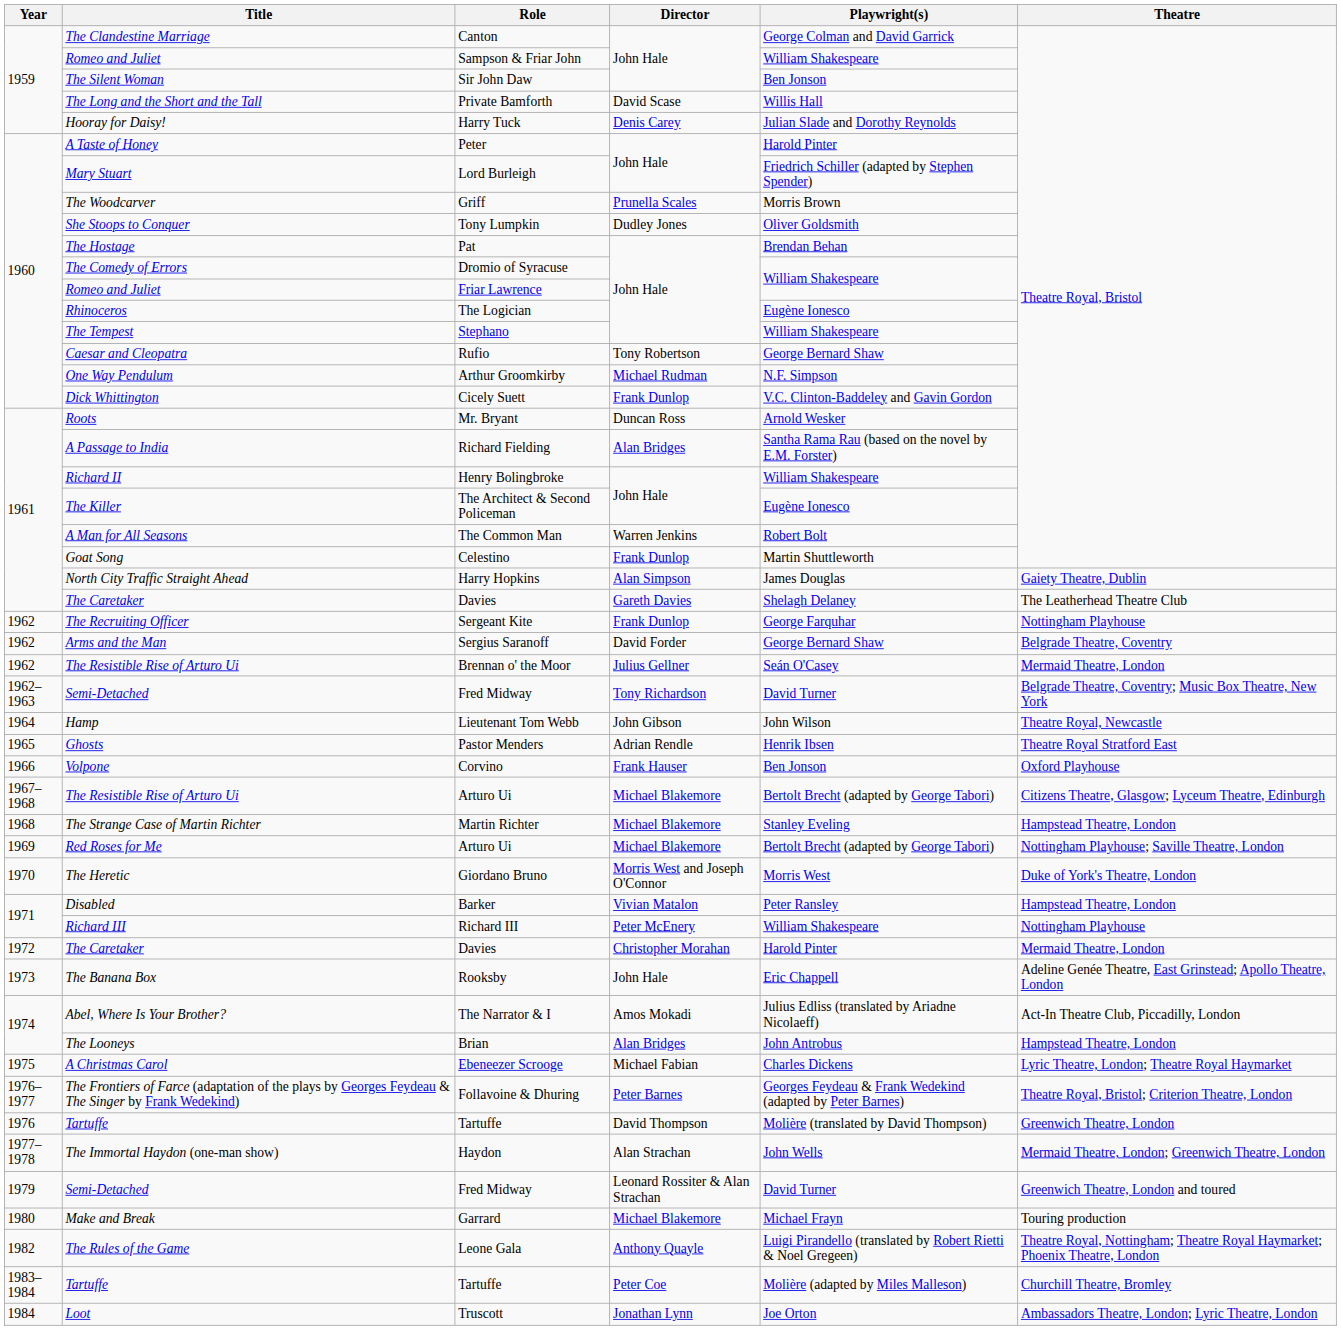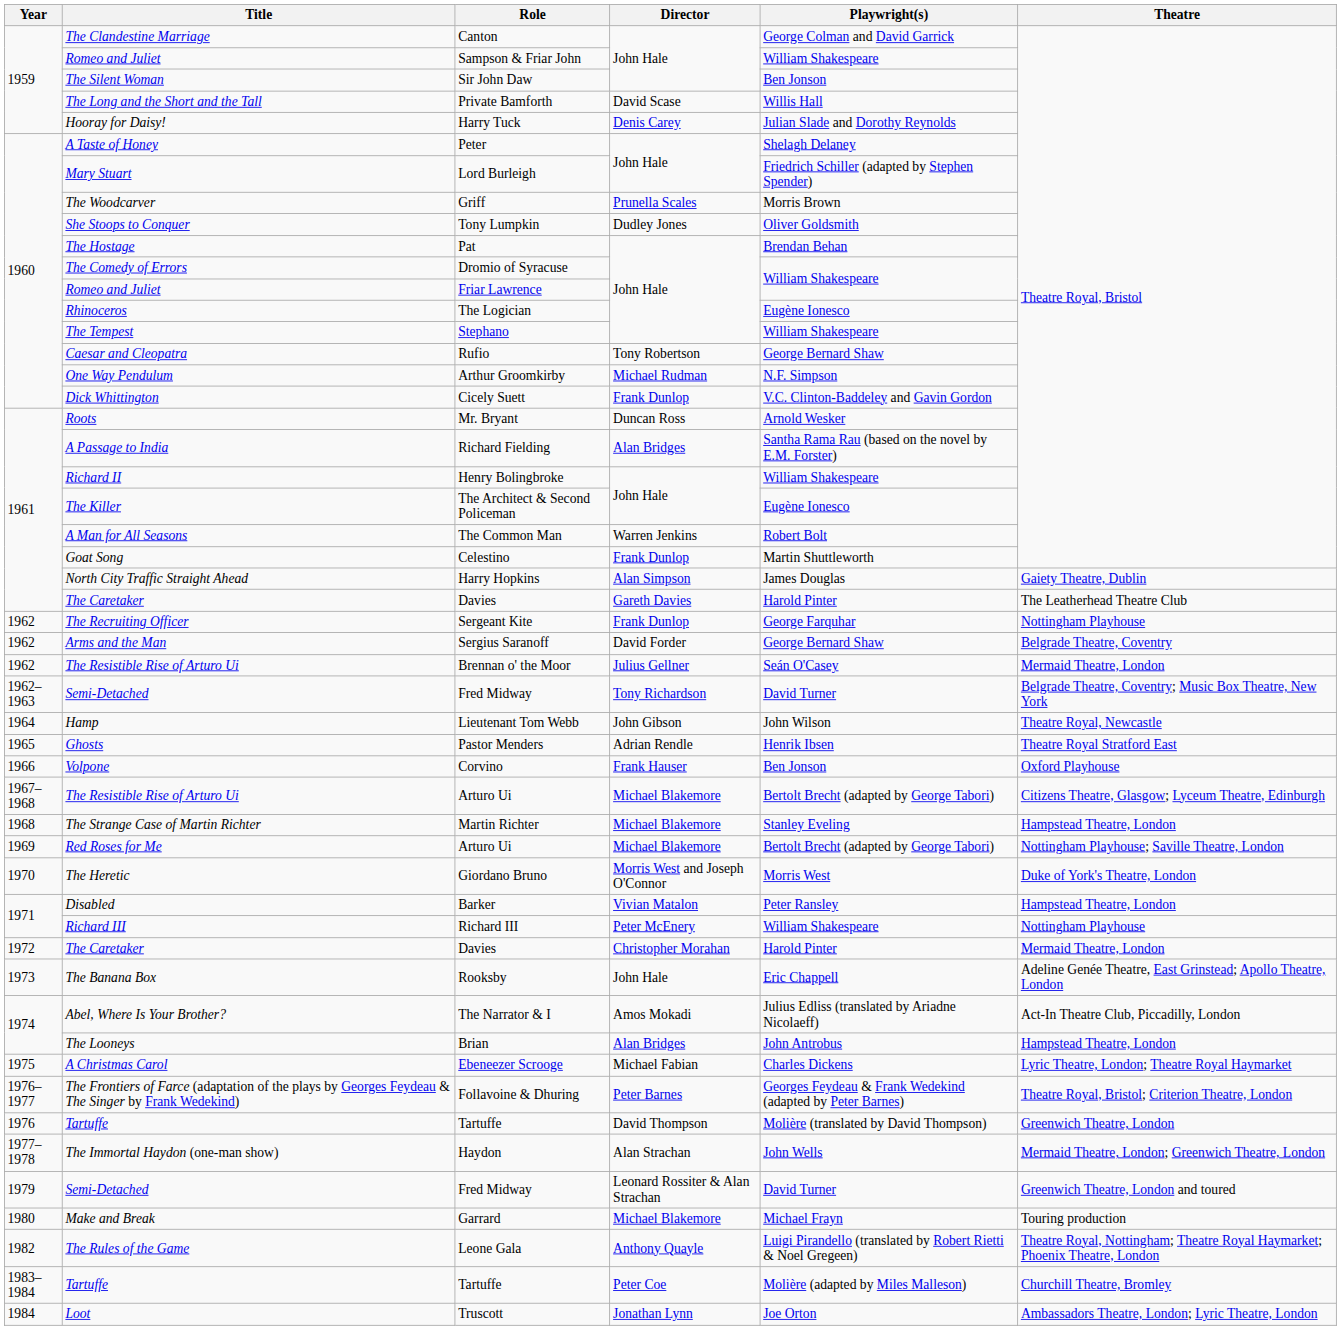(800, 144) Harold Pinter -> (809, 144) Shelagh Delaney
(809, 600) Shelagh Delaney -> (800, 600) Harold Pinter
